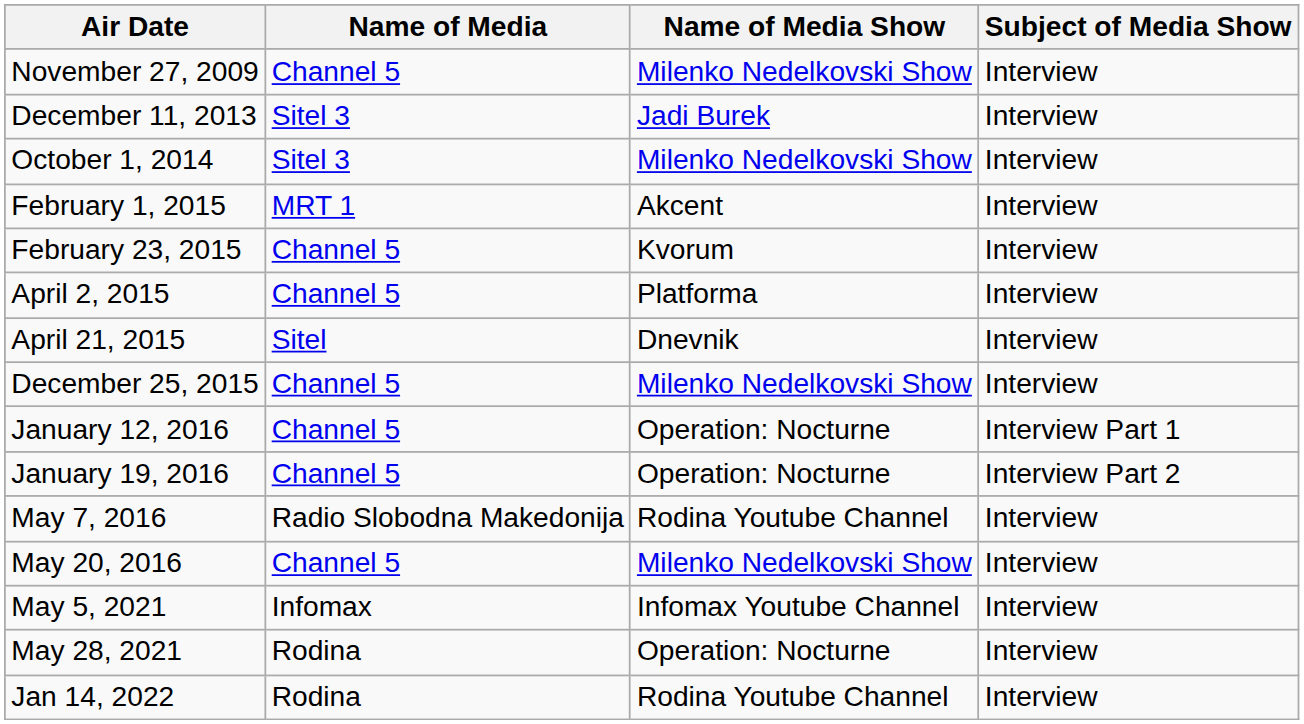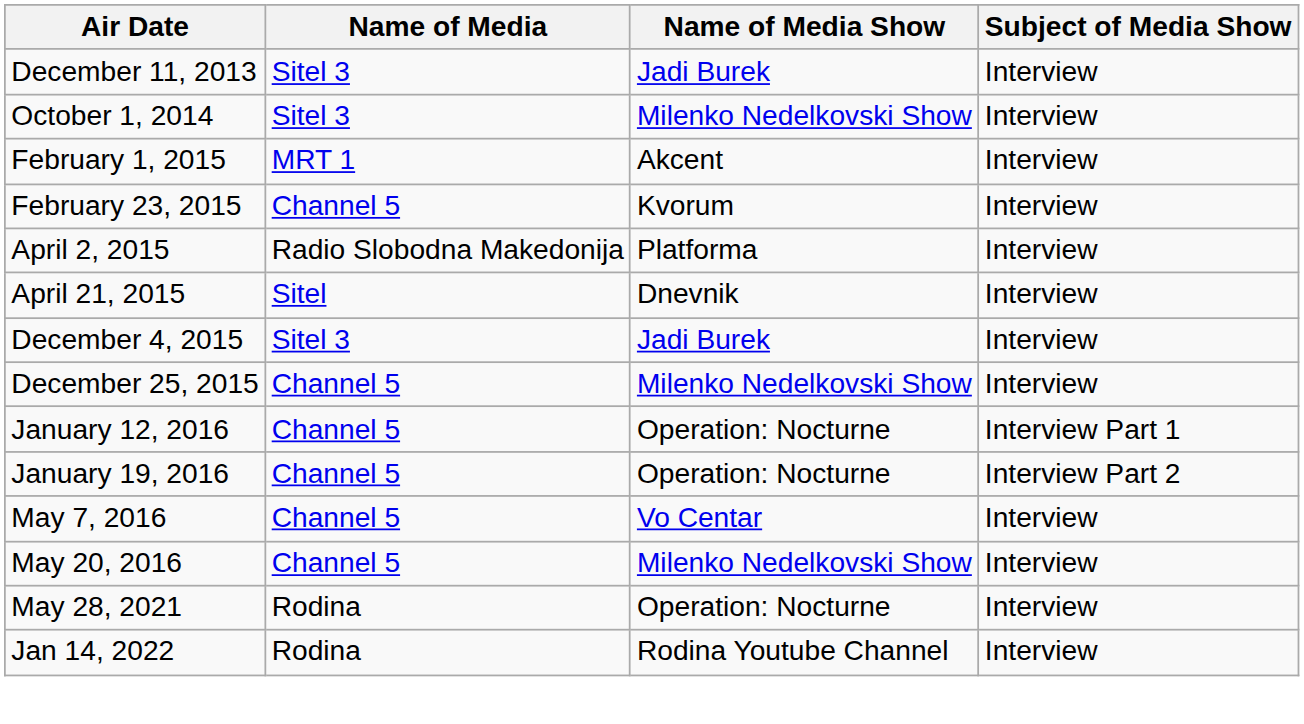- row: (135, 71)
(336, 294) Channel 5 -> (448, 250) Radio Slobodna Makedonija
+ row: (127, 339)
(448, 518) Radio Slobodna Makedonija -> (336, 518) Channel 5
(793, 518) Rodina Youtube Channel -> (700, 518) Vo Centar
- row: (89, 607)
